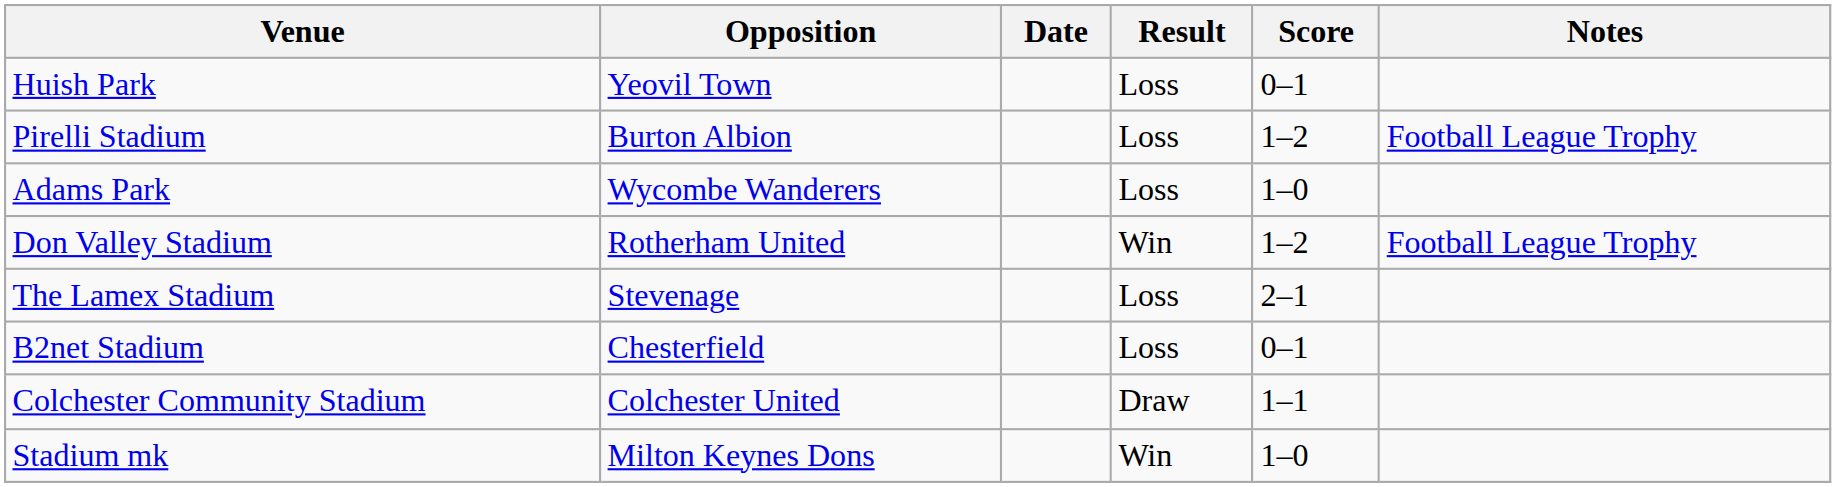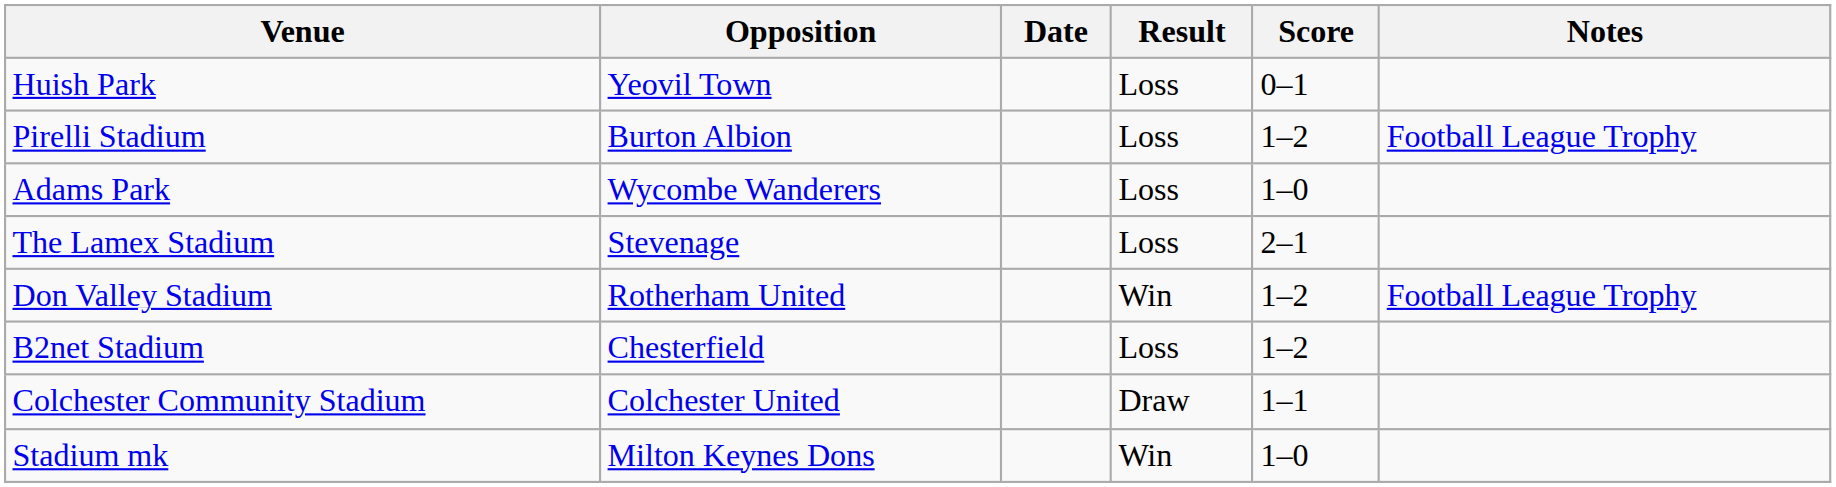rows swapped: (142, 242) <-> (143, 295)
(1284, 348) 0–1 -> (1284, 348) 1–2
